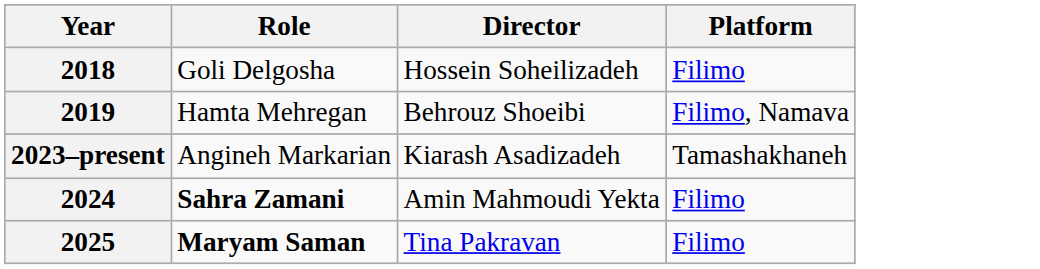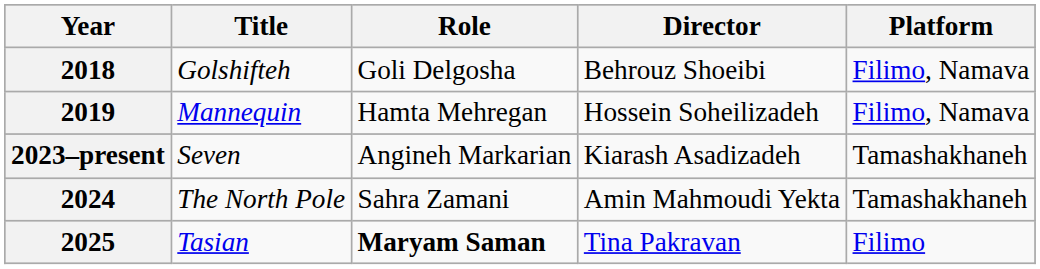+ column: (261, 26)
(521, 69) Hossein Soheilizadeh -> (675, 69) Behrouz Shoeibi
(709, 69) Filimo -> (941, 69) Filimo, Namava
(495, 112) Behrouz Shoeibi -> (701, 112) Hossein Soheilizadeh
(261, 198) bold -> (433, 198) normal
(709, 198) Filimo -> (940, 198) Tamashakhaneh
